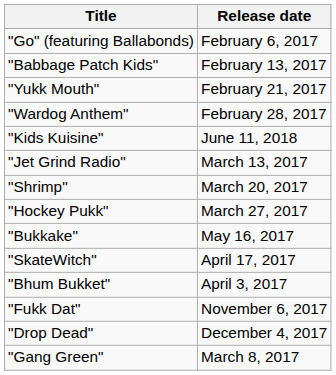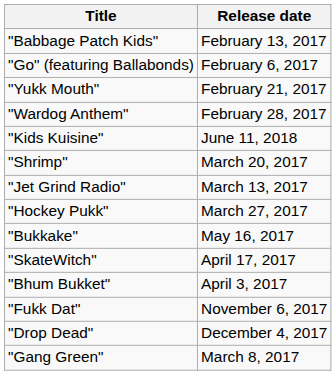rows swapped: (101, 41) <-> (83, 65)
rows swapped: (67, 162) <-> (38, 187)
